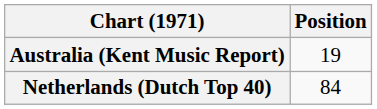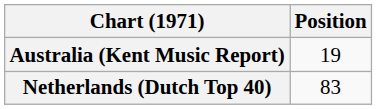(331, 87) 84 -> (331, 87) 83
